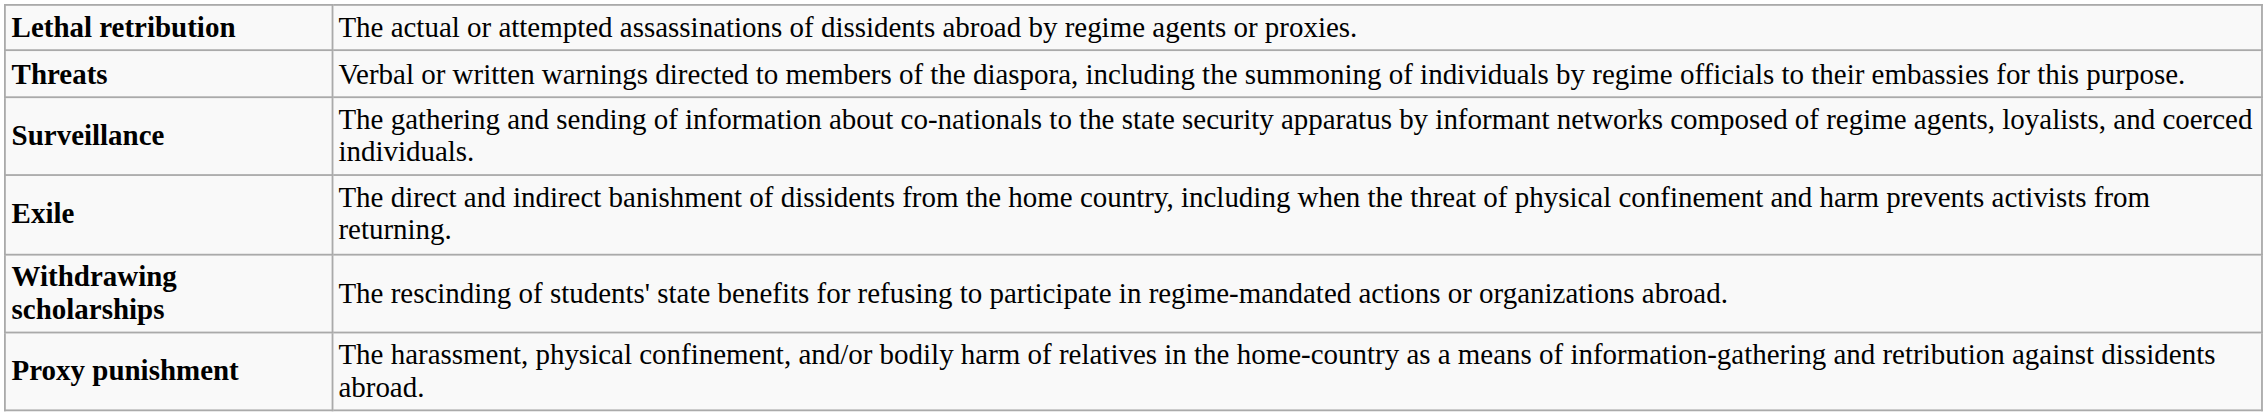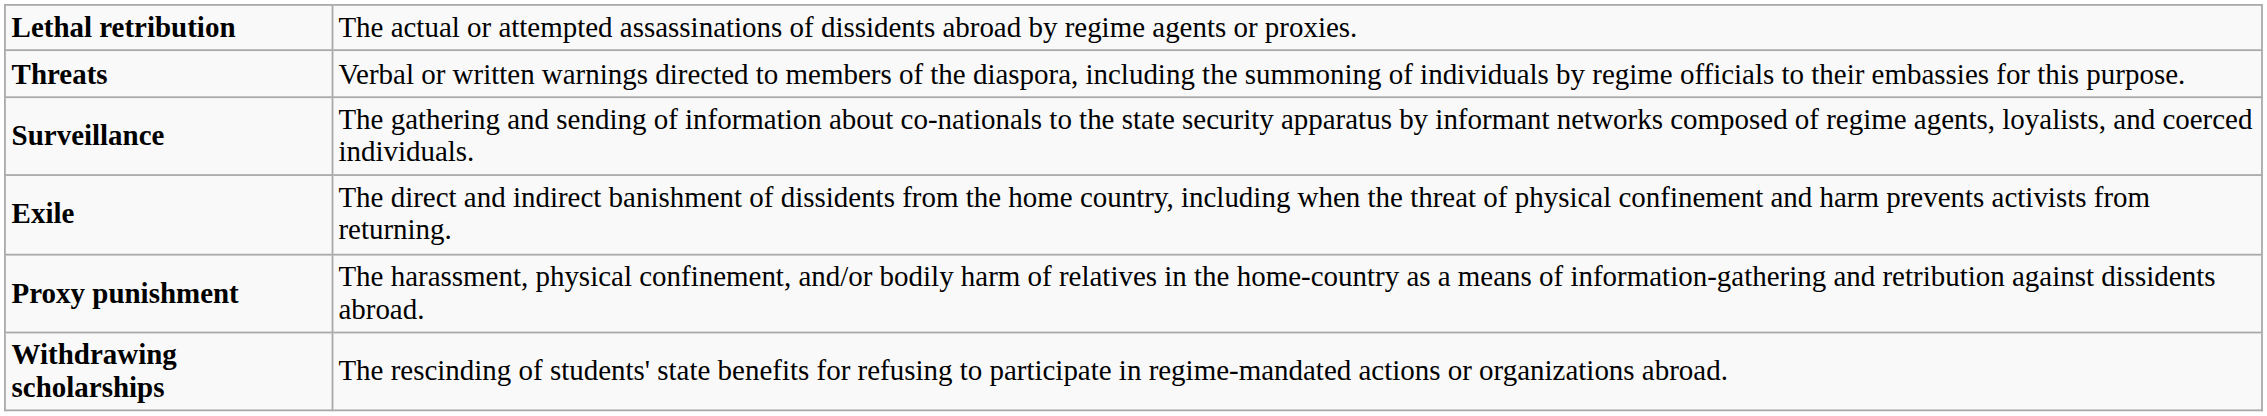rows swapped: (94, 292) <-> (125, 371)
